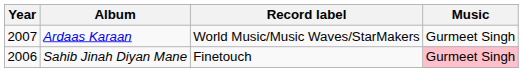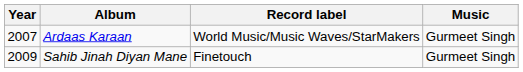(22, 57) 2006 -> (22, 57) 2009
(471, 57) pink background -> (471, 57) no background
